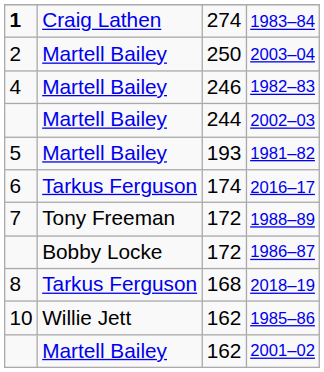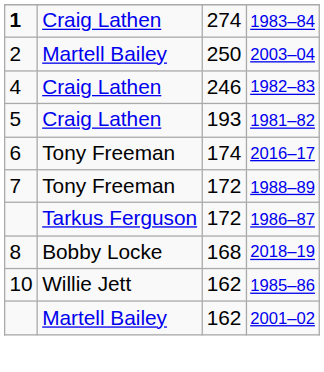(105, 86) Martell Bailey -> (102, 86) Craig Lathen
- row: (283, 120)
(105, 152) Martell Bailey -> (102, 119) Craig Lathen
(120, 185) Tarkus Ferguson -> (109, 152) Tony Freeman
(102, 251) Bobby Locke -> (120, 218) Tarkus Ferguson
(120, 284) Tarkus Ferguson -> (102, 251) Bobby Locke
